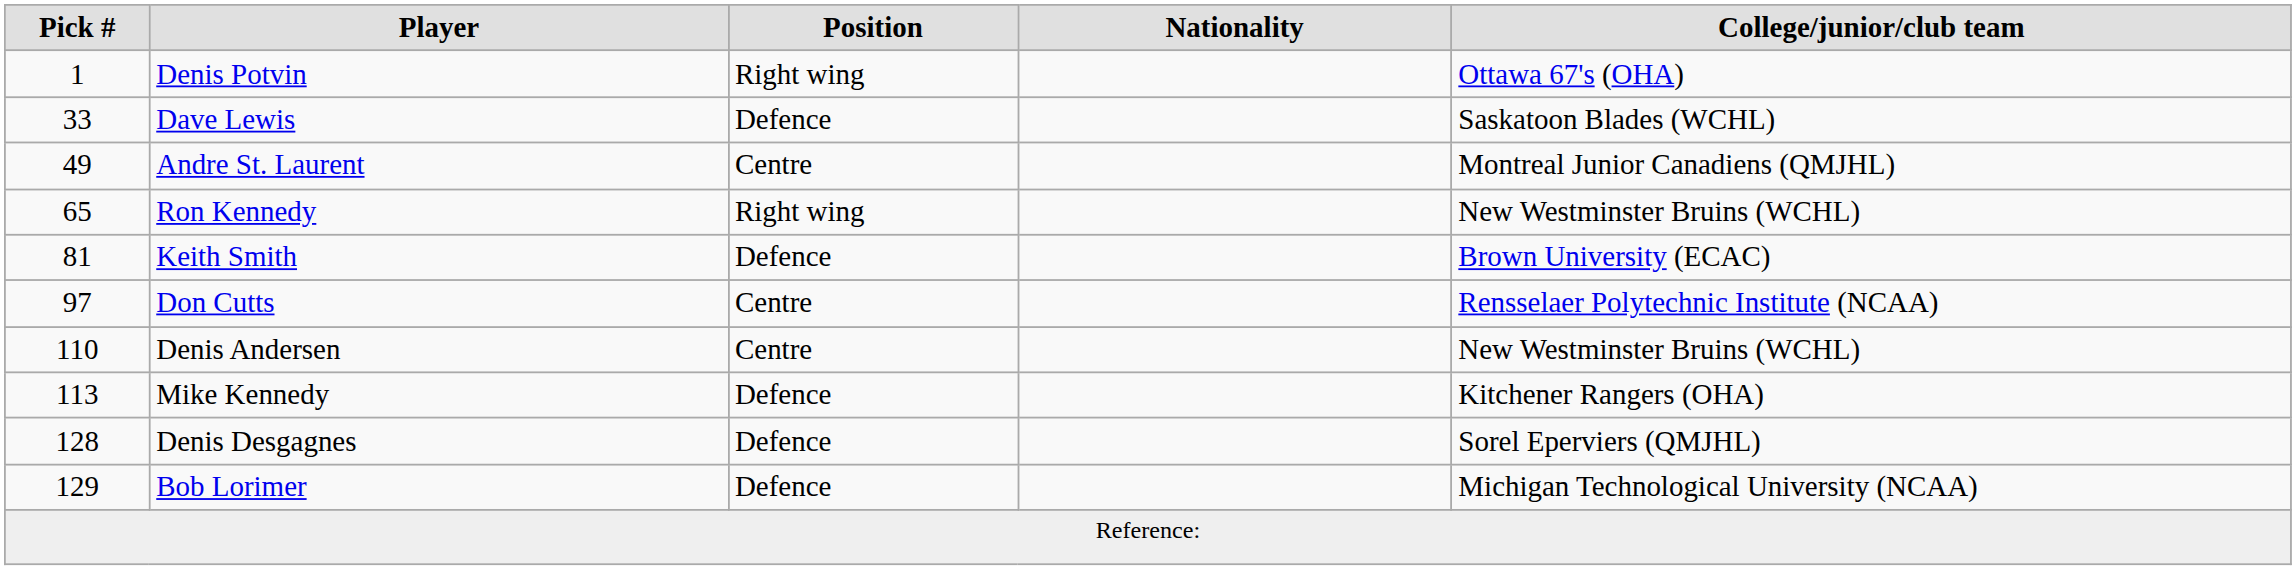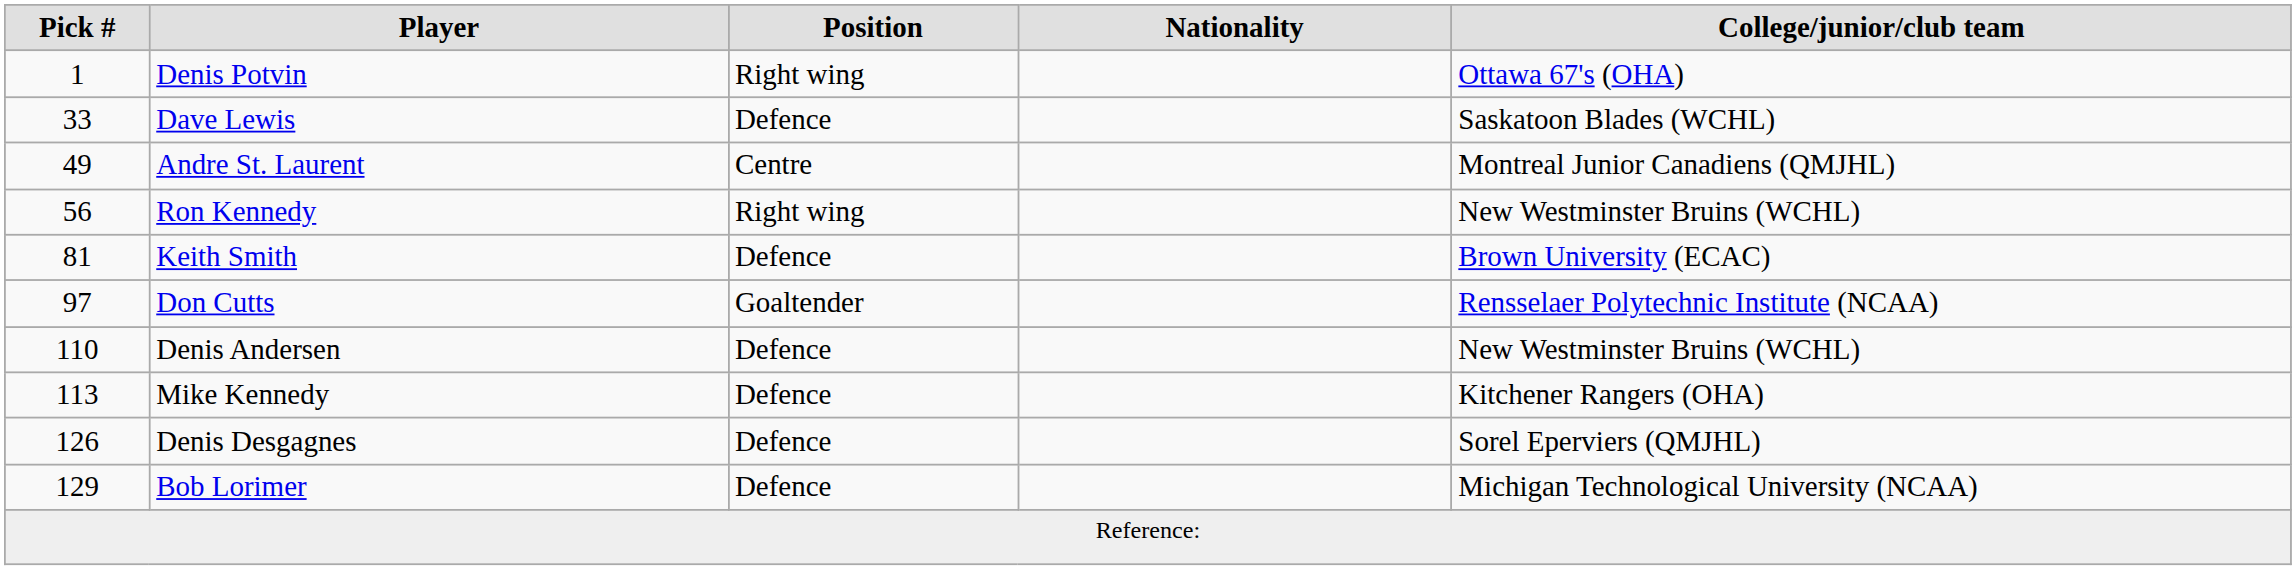(77, 211) 65 -> (77, 211) 56
(774, 303) Centre -> (799, 303) Goaltender
(774, 348) Centre -> (783, 348) Defence
(77, 440) 128 -> (77, 440) 126
